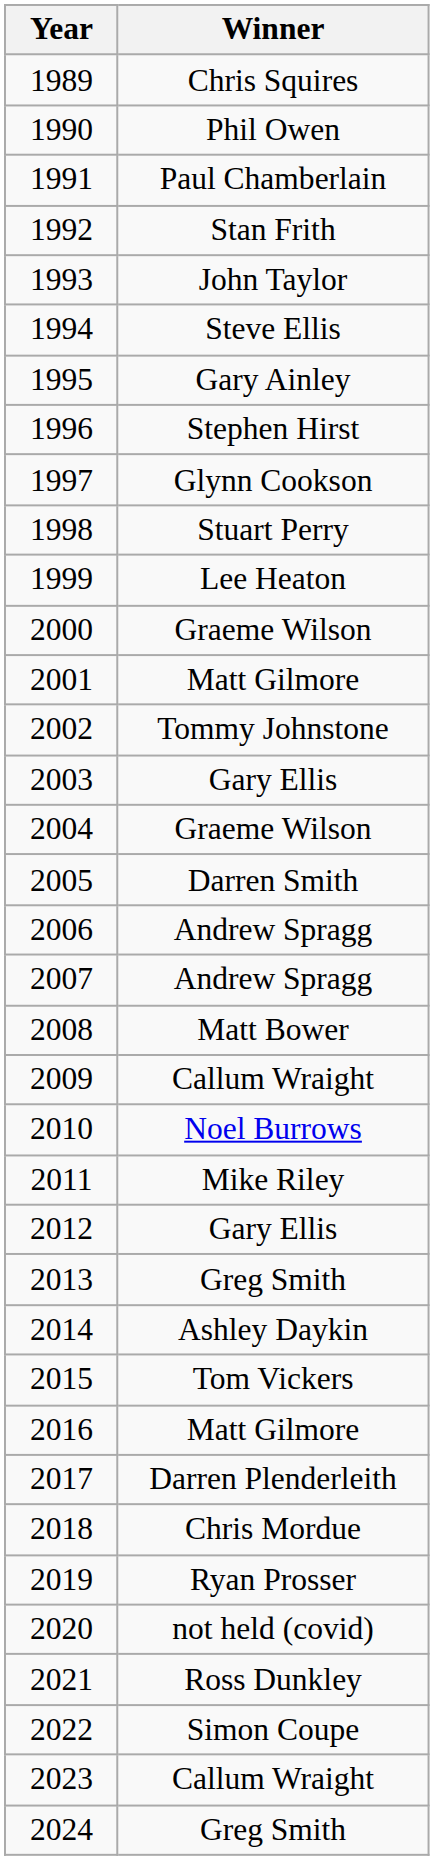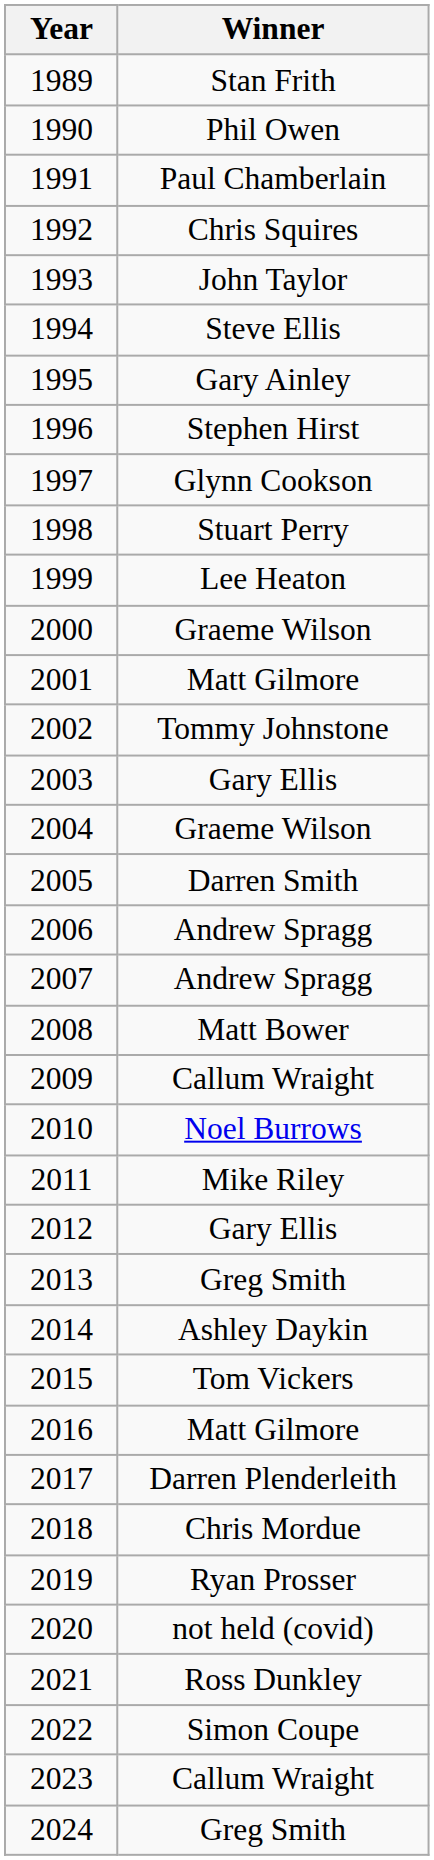(273, 79) Chris Squires -> (273, 79) Stan Frith
(273, 229) Stan Frith -> (273, 229) Chris Squires
